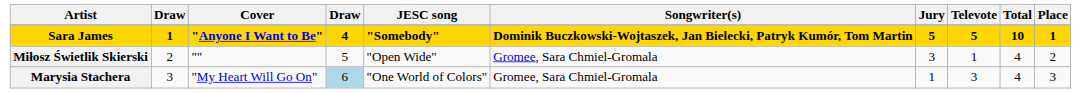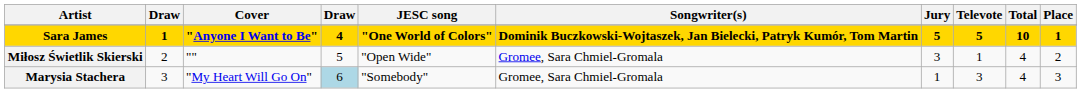(403, 35) "Somebody" -> (427, 35) "One World of Colors"
(427, 77) "One World of Colors" -> (395, 77) "Somebody"
